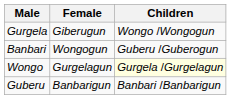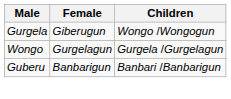- row: (27, 49)
(170, 67) lightyellow background -> (170, 49) no background
